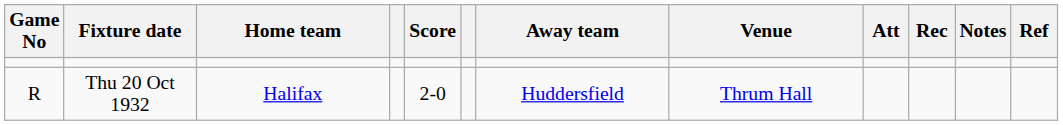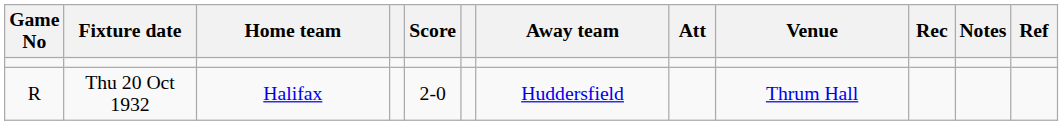columns swapped: (766, 31) <-> (886, 31)
